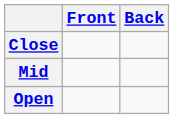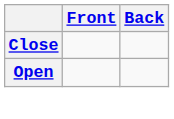- row: (34, 72)
